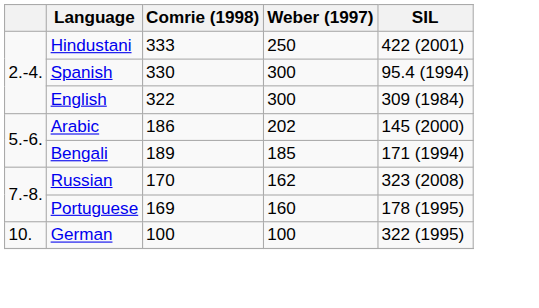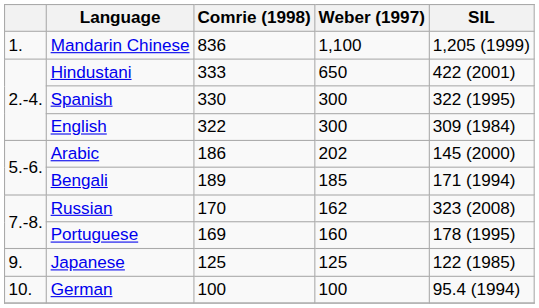+ row: (120, 45)
(282, 45) 250 -> (333, 72) 650
(425, 72) 95.4 (1994) -> (474, 99) 322 (1995)
+ row: (88, 262)
(423, 235) 322 (1995) -> (477, 289) 95.4 (1994)
